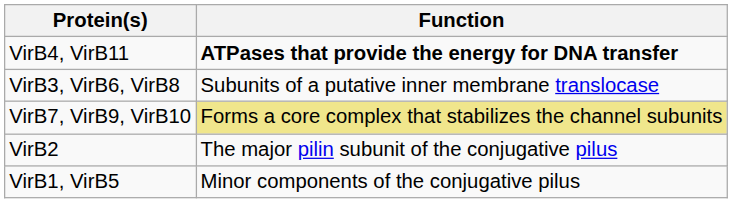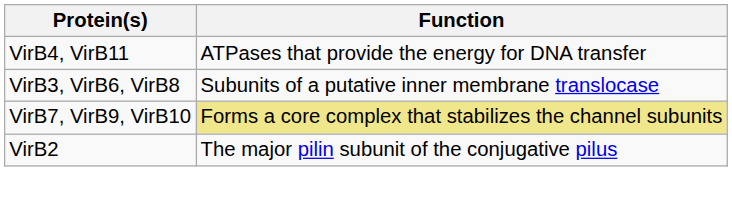(439, 52) bold -> (423, 52) normal
- row: (64, 181)
